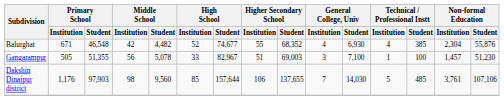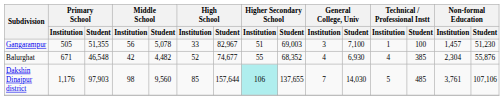rows swapped: (20, 45) <-> (26, 58)
(260, 79) no background -> (260, 79) paleturquoise background
